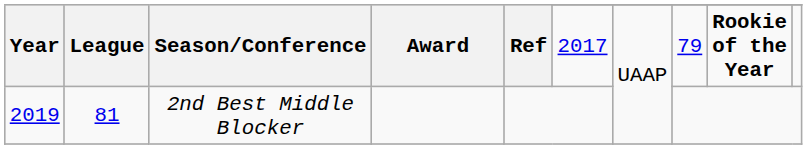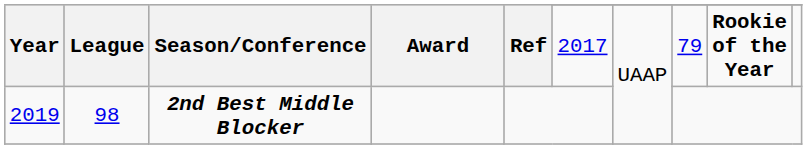(107, 116) 81 -> (107, 116) 98
(260, 116) normal -> (260, 116) bold
